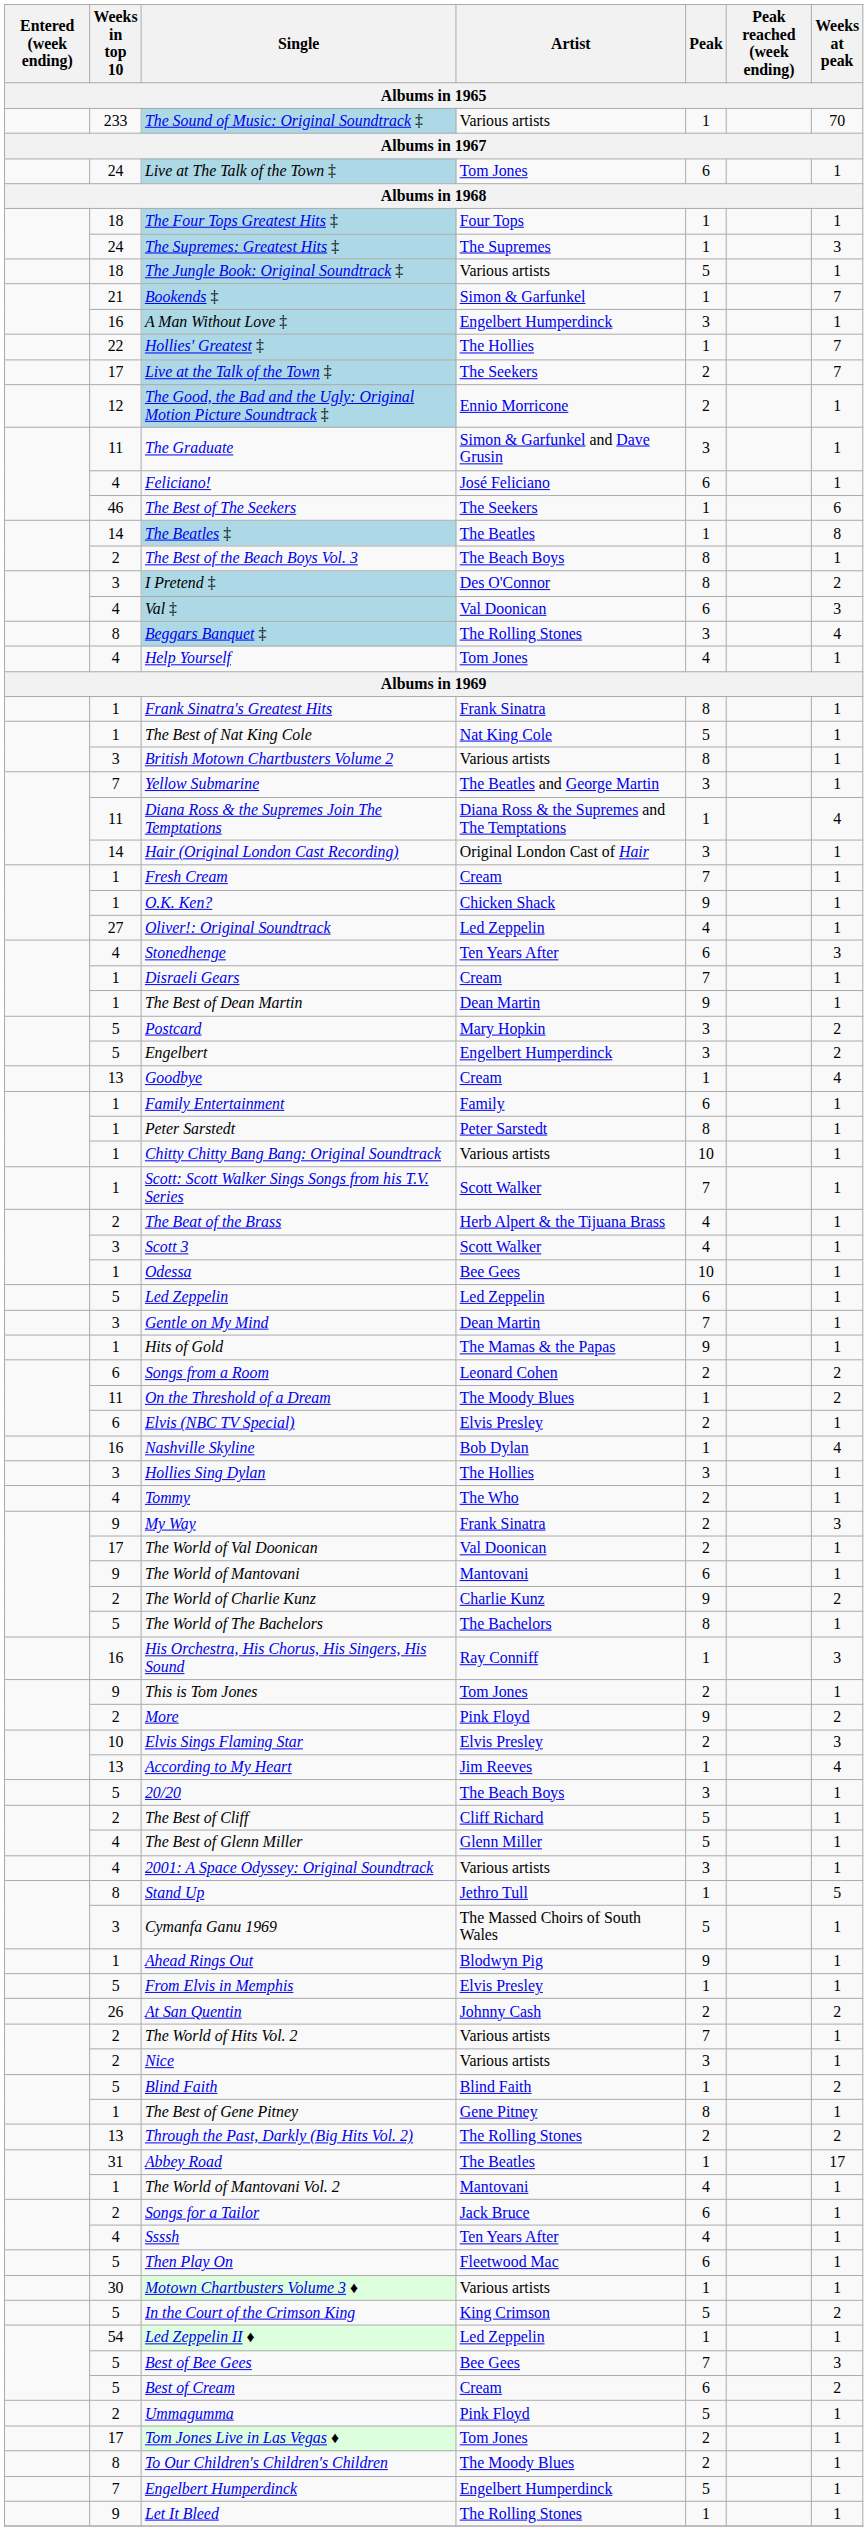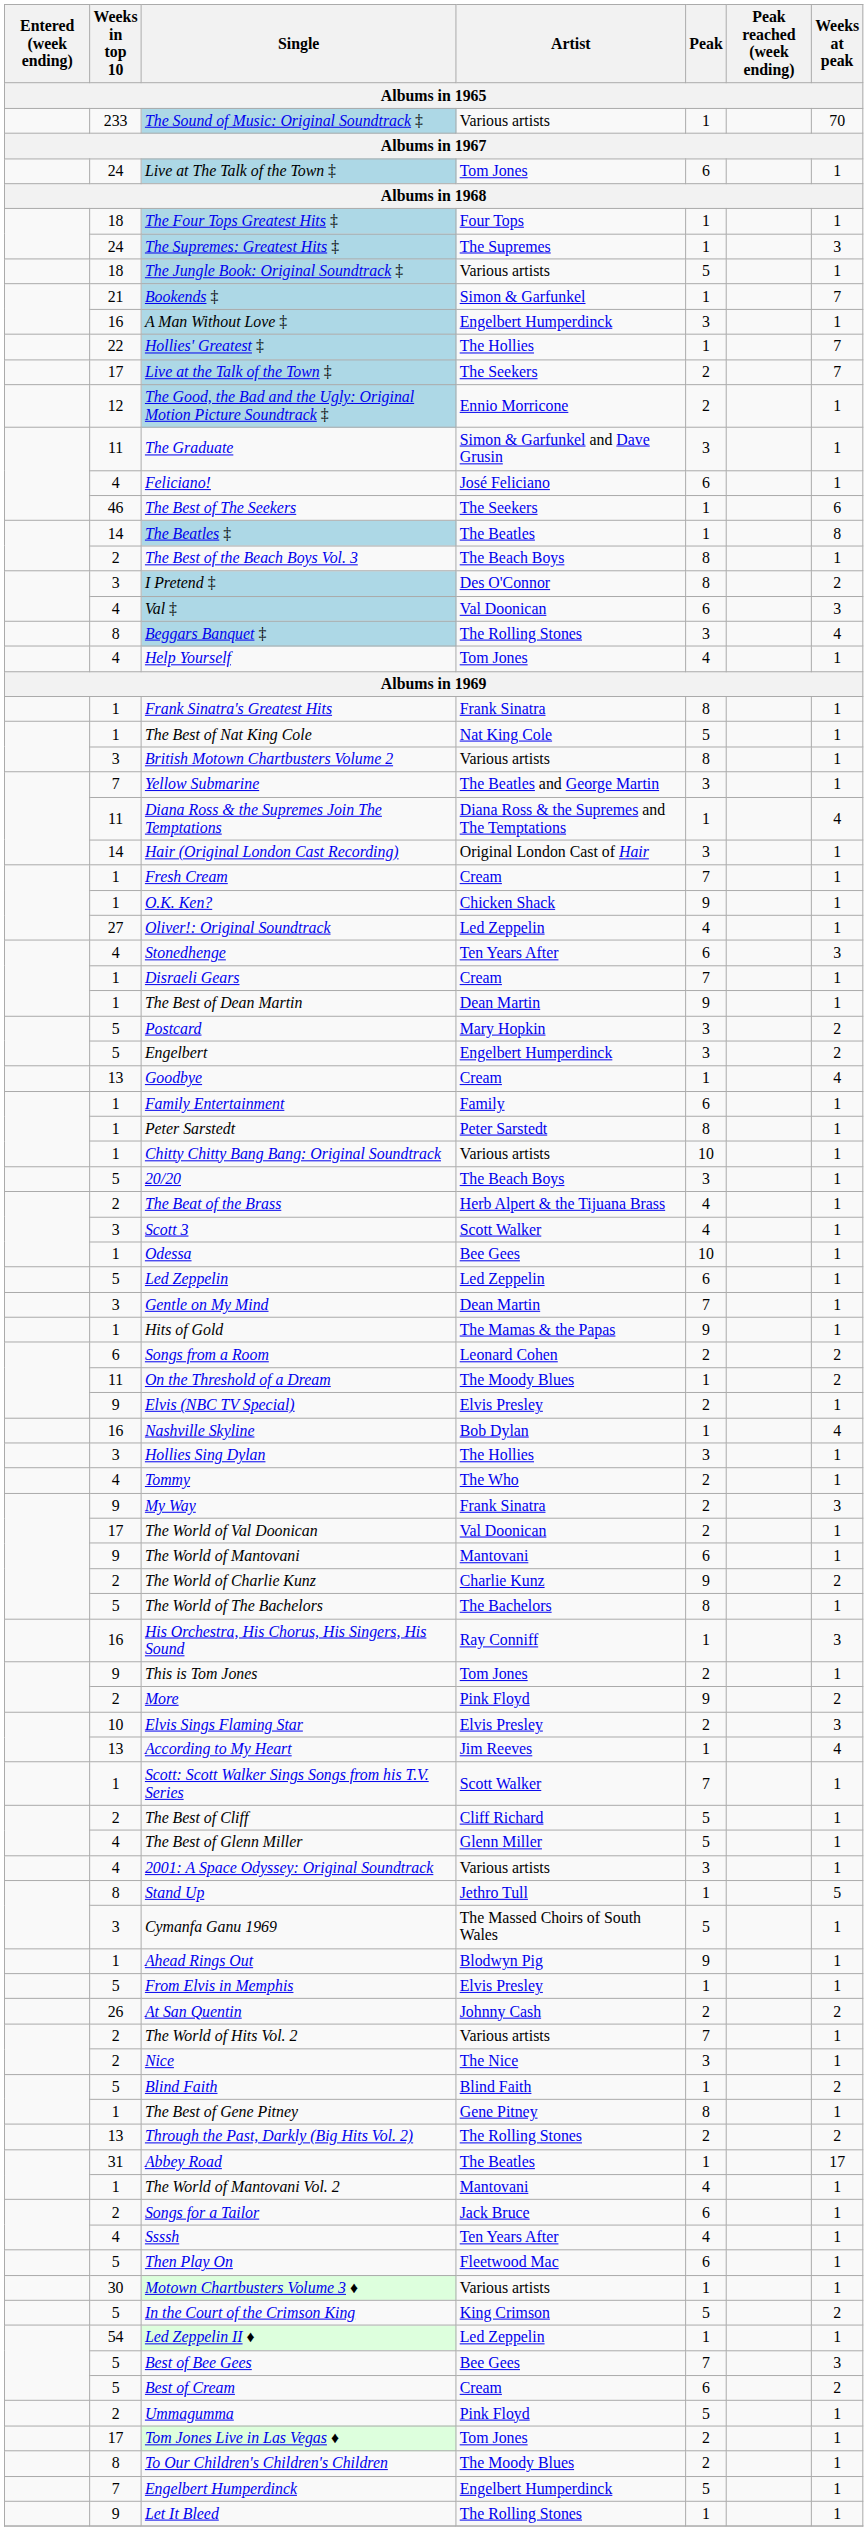rows swapped: (163, 1792) <-> (287, 1187)
(116, 1422) 6 -> (116, 1405) 9
(505, 2061) Various artists -> (489, 2061) The Nice
